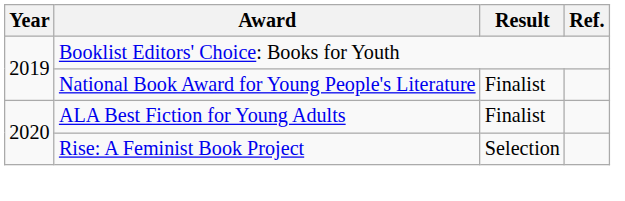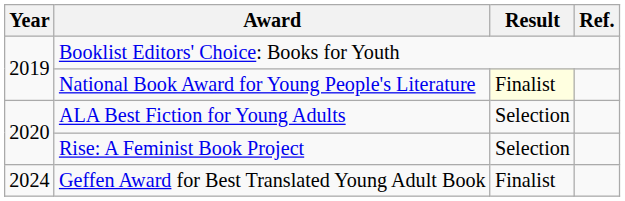(515, 84) no background -> (525, 84) lightyellow background
(515, 116) Finalist -> (532, 116) Selection
+ row: (272, 180)
